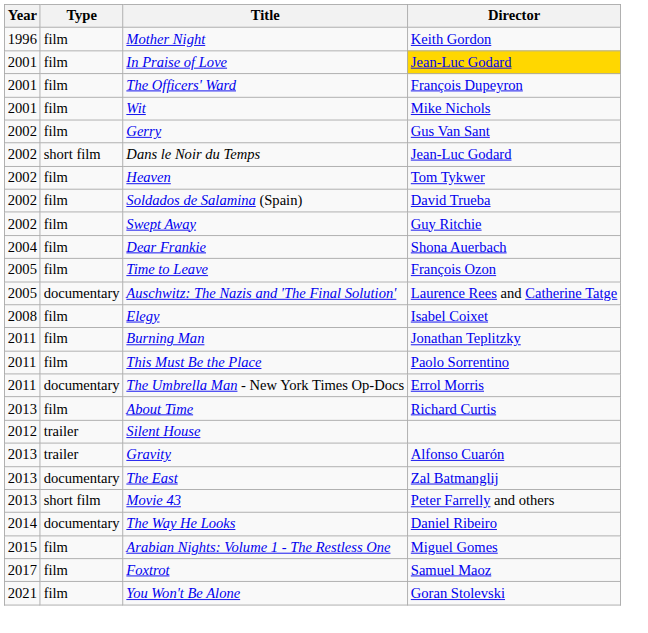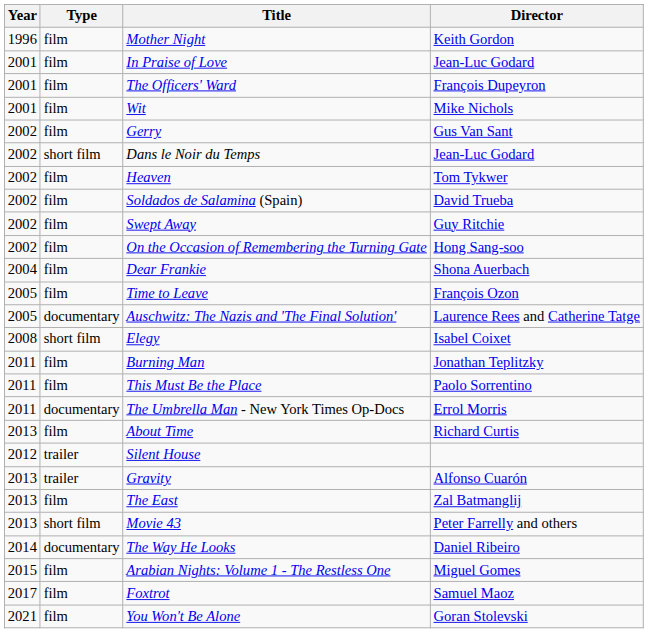(461, 62) gold background -> (484, 62) no background
+ row: (277, 246)
(56, 316) film -> (72, 339) short film
(82, 477) documentary -> (56, 500) film
